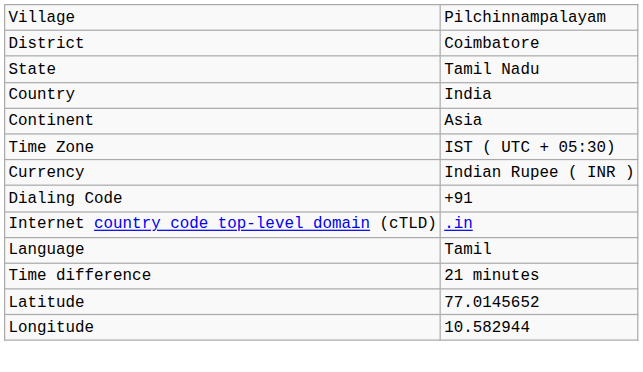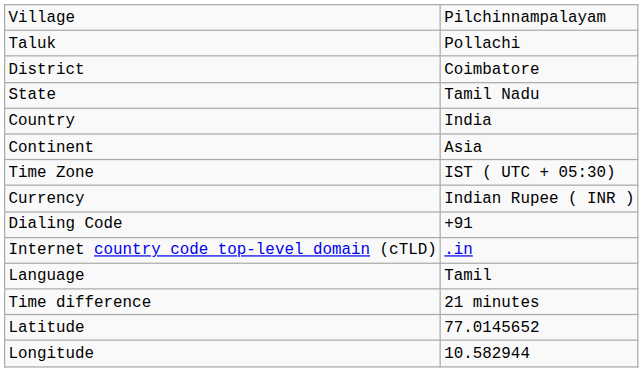+ row: (32, 43)
